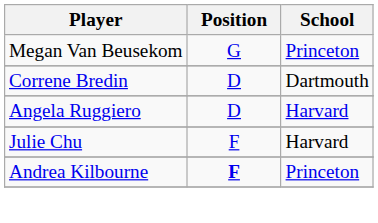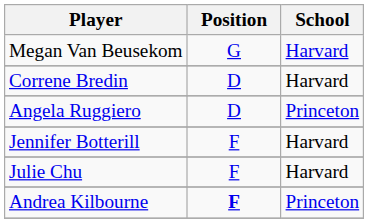(322, 50) Princeton -> (317, 50) Harvard
(327, 80) Dartmouth -> (317, 80) Harvard
(317, 111) Harvard -> (322, 111) Princeton
+ row: (74, 141)
